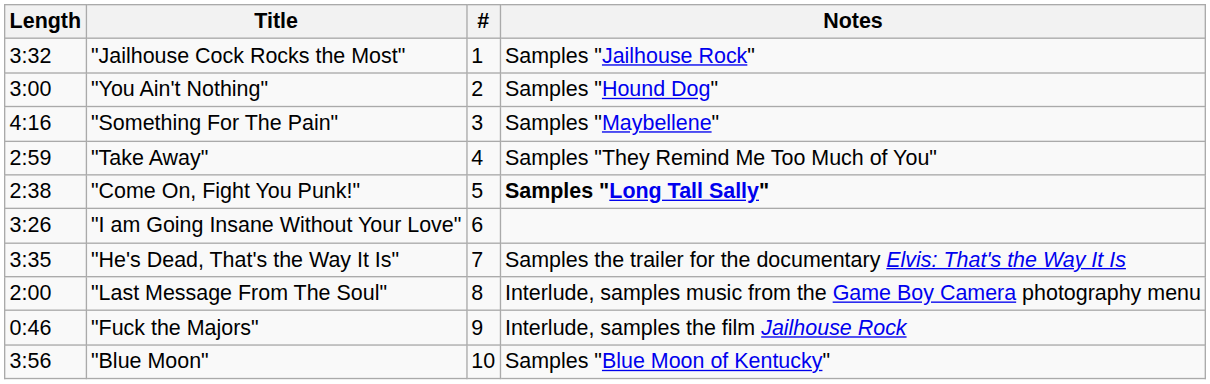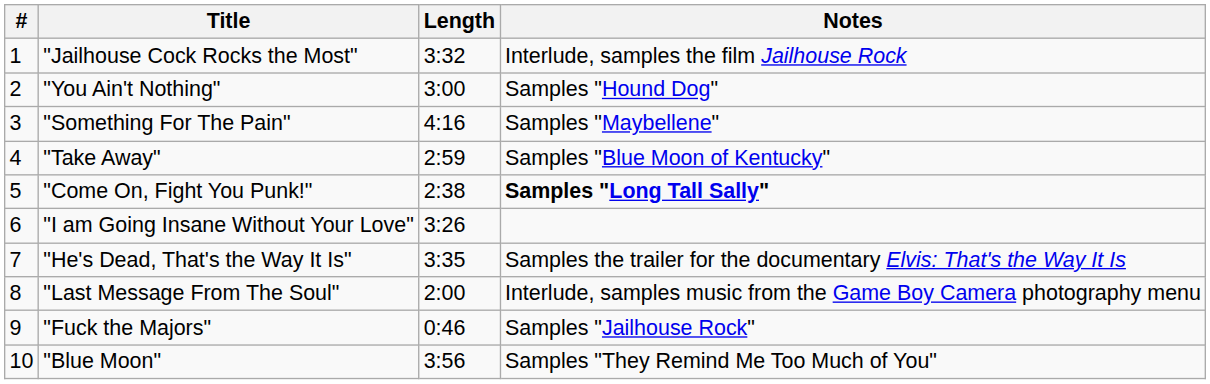columns swapped: (483, 21) <-> (45, 21)
(630, 55) Samples "Jailhouse Rock" -> (706, 55) Interlude, samples the film Jailhouse Rock
(721, 157) Samples "They Remind Me Too Much of You" -> (668, 157) Samples "Blue Moon of Kentucky"
(706, 327) Interlude, samples the film Jailhouse Rock -> (630, 327) Samples "Jailhouse Rock"
(668, 361) Samples "Blue Moon of Kentucky" -> (721, 361) Samples "They Remind Me Too Much of You"
